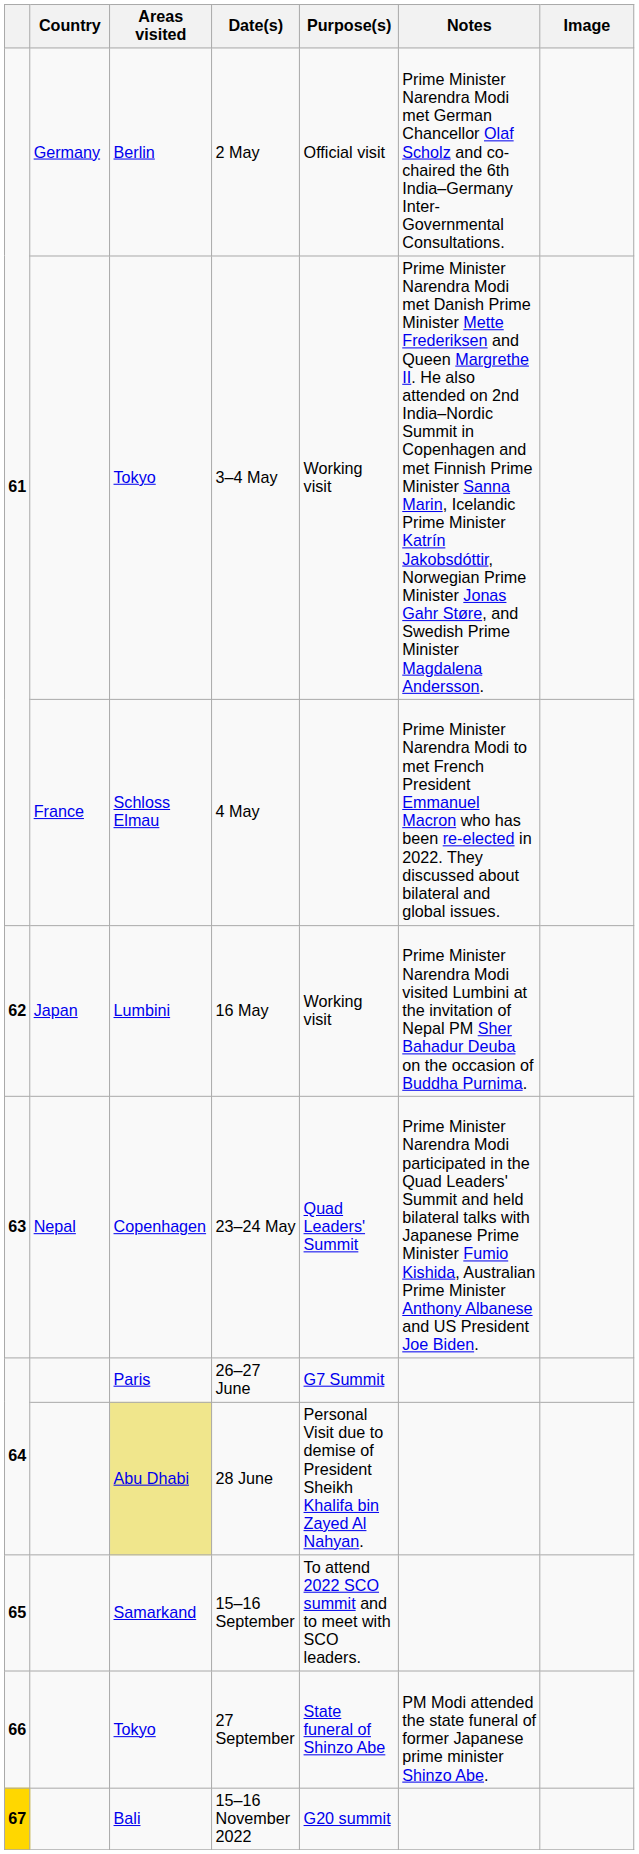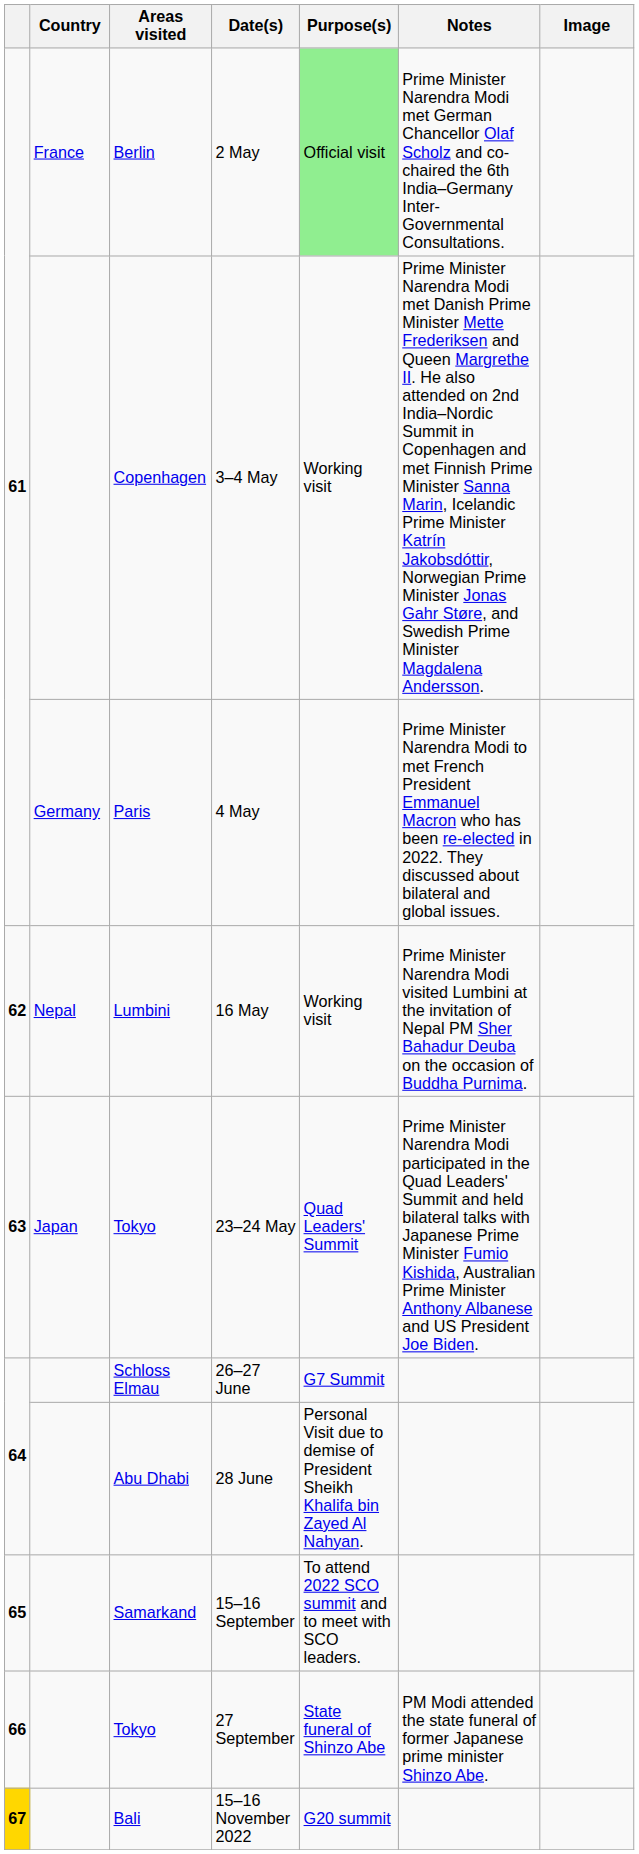(67, 152) Germany -> (59, 152) France
(344, 152) no background -> (344, 152) lightgreen background
(135, 477) Tokyo -> (160, 477) Copenhagen
(59, 812) France -> (67, 812) Germany
(142, 812) Schloss Elmau -> (132, 812) Paris
(56, 1010) Japan -> (55, 1010) Nepal
(55, 1227) Nepal -> (56, 1227) Japan
(160, 1227) Copenhagen -> (135, 1227) Tokyo
(132, 1380) Paris -> (142, 1380) Schloss Elmau
(151, 1478) khaki background -> (151, 1478) no background
